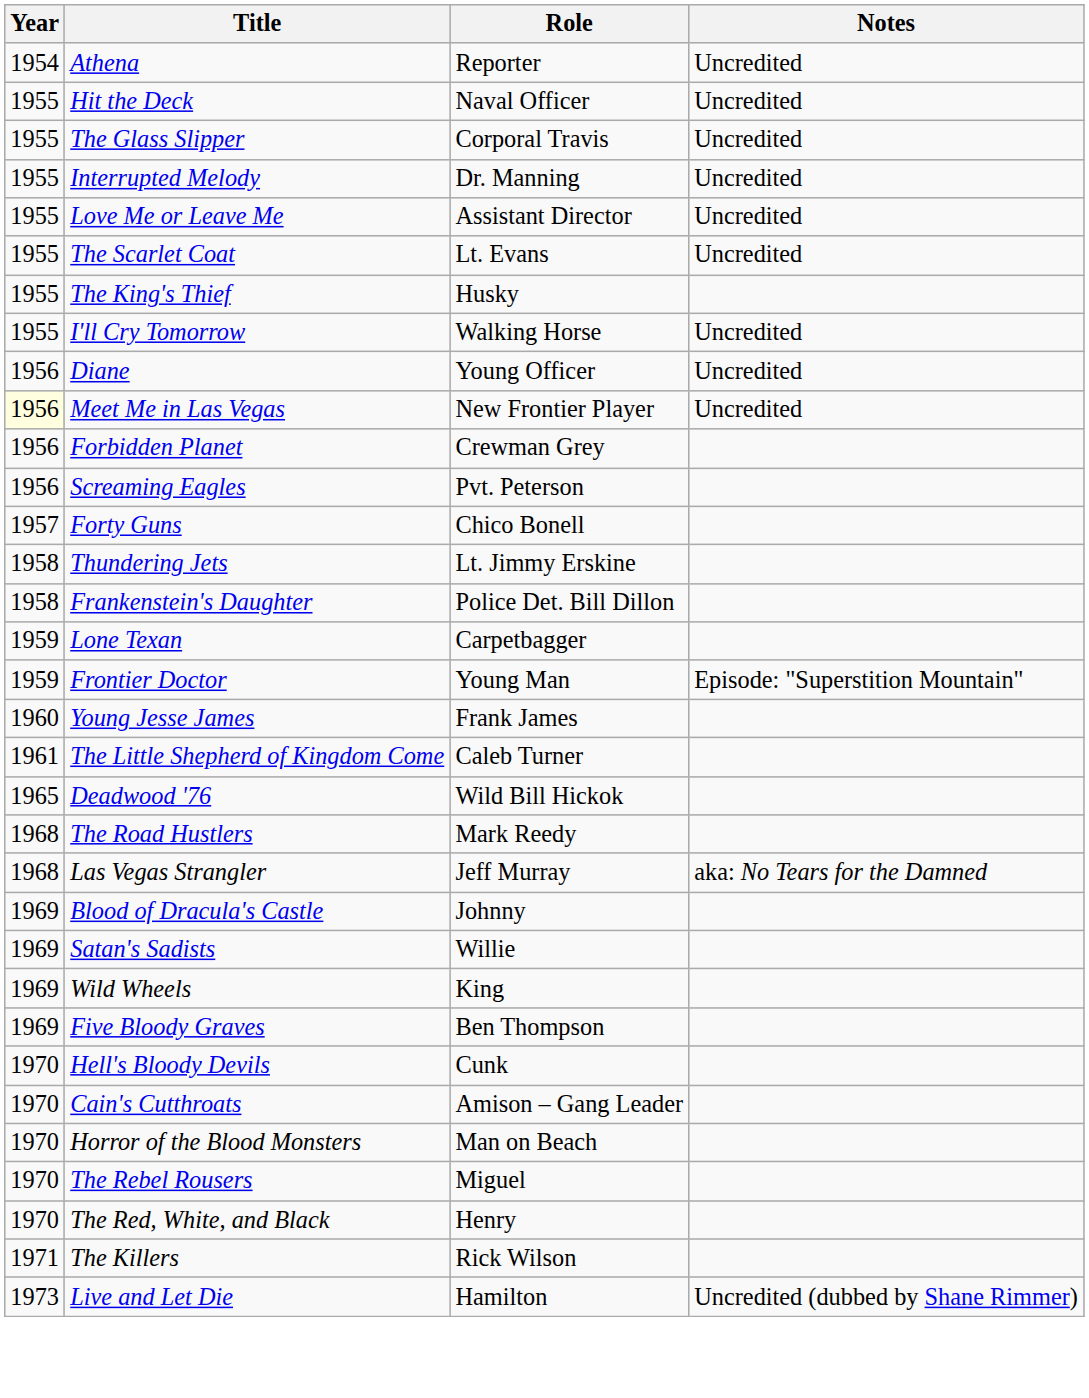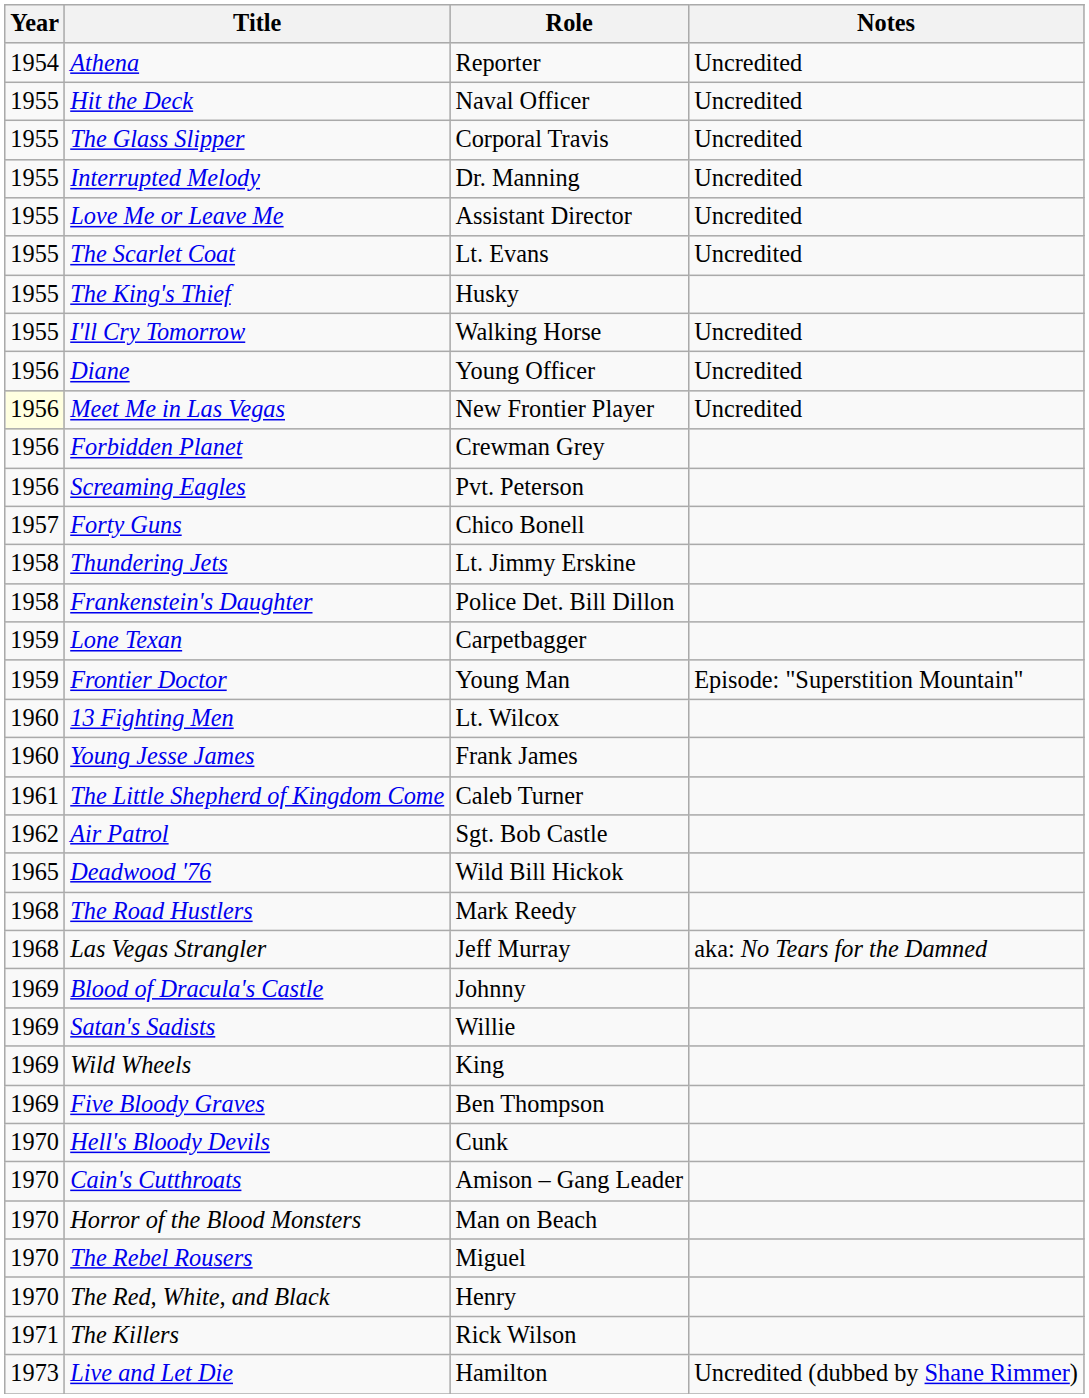+ row: (152, 718)
+ row: (119, 833)
